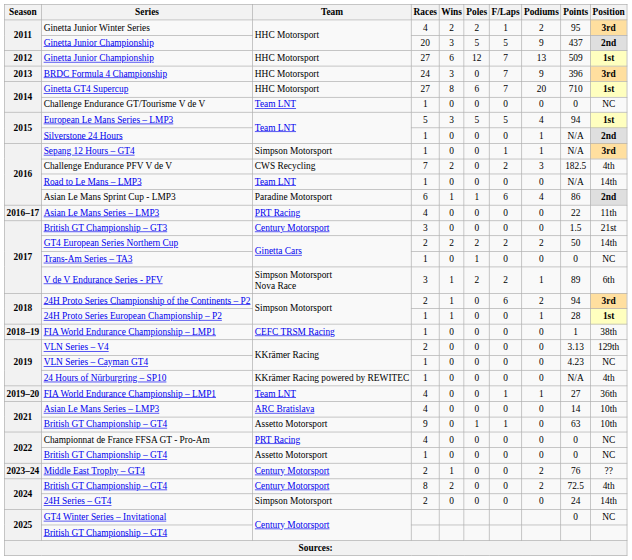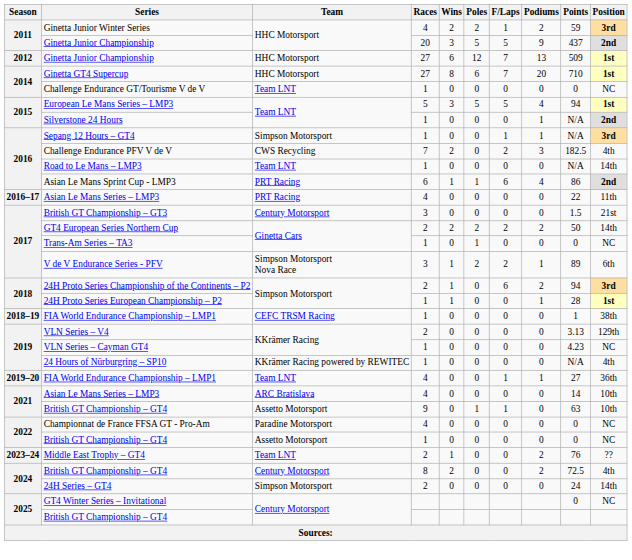(576, 28) 95 -> (576, 28) 59
- row: (23, 74)
(293, 197) Paradine Motorsport -> (278, 182) PRT Racing
(278, 440) PRT Racing -> (293, 425) Paradine Motorsport
(292, 471) Century Motorsport -> (275, 455) Team LNT
